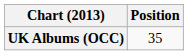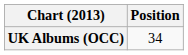(155, 38) 35 -> (155, 38) 34
